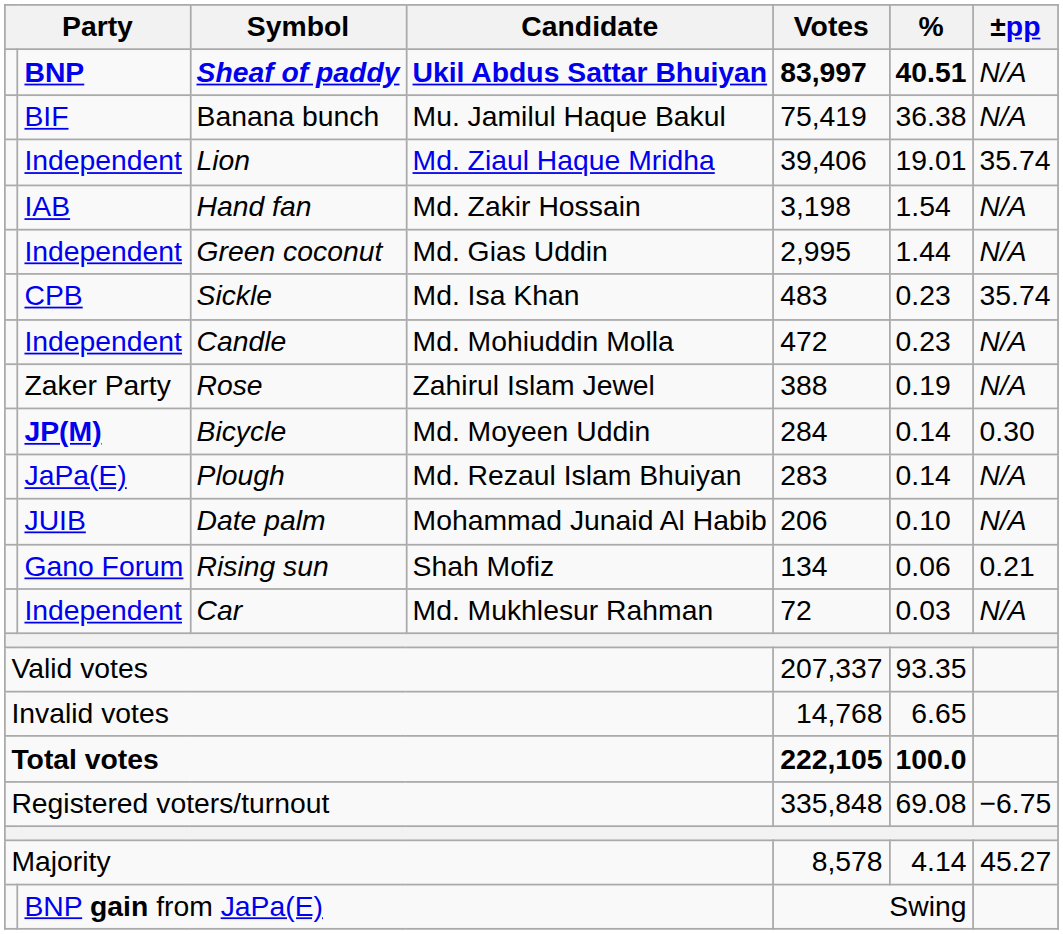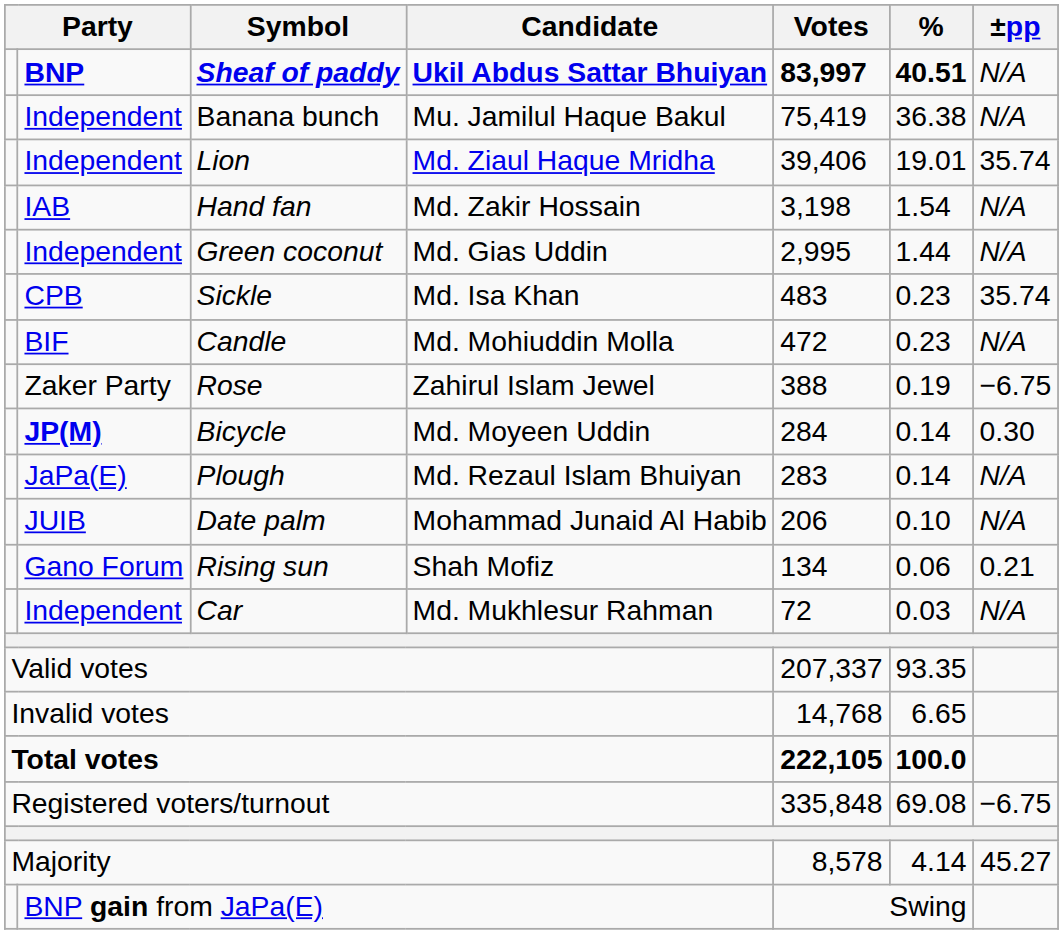(46, 116) BIF -> (103, 116) Independent
(103, 341) Independent -> (46, 341) BIF
(1003, 386) N/A -> (1015, 386) −6.75
